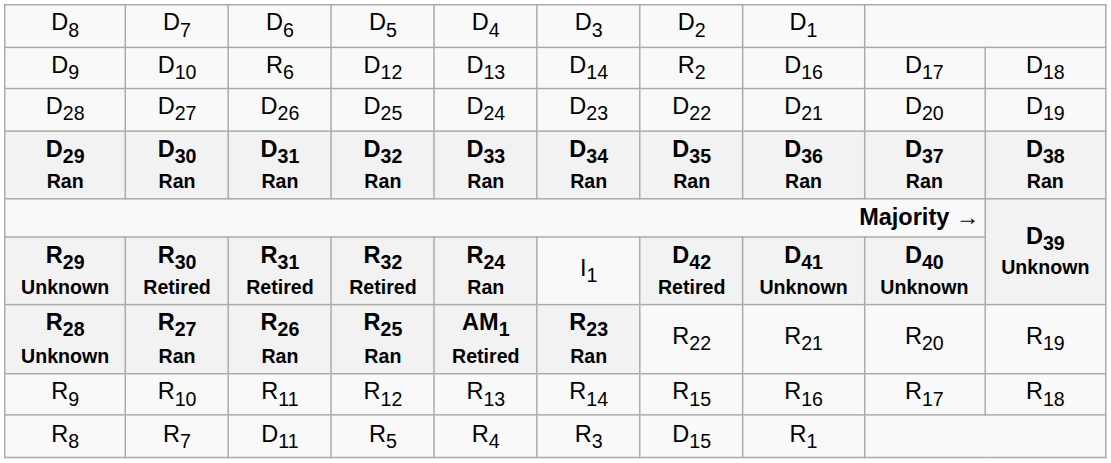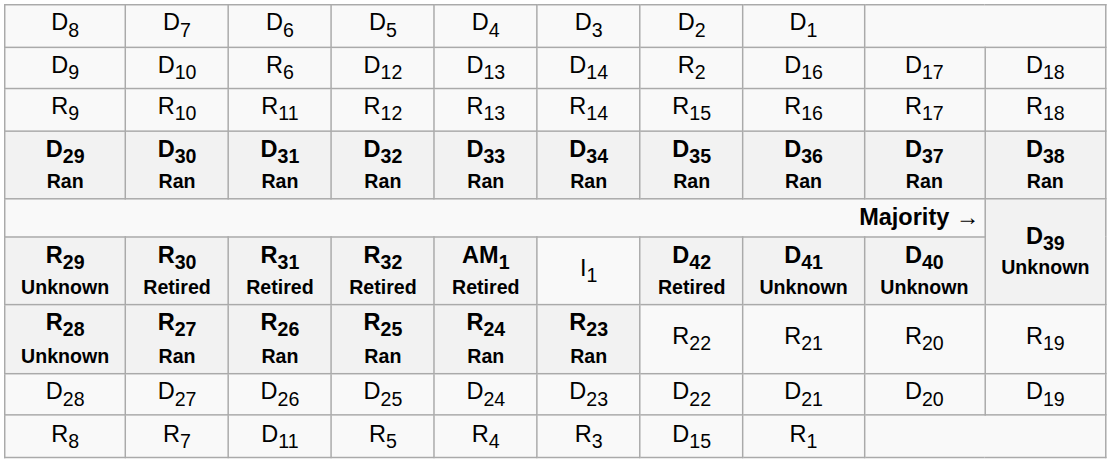rows swapped: (65, 110) <-> (65, 394)
(486, 270) R24 Ran -> (486, 270) AM1 Retired
(486, 338) AM1 Retired -> (486, 338) R24 Ran
